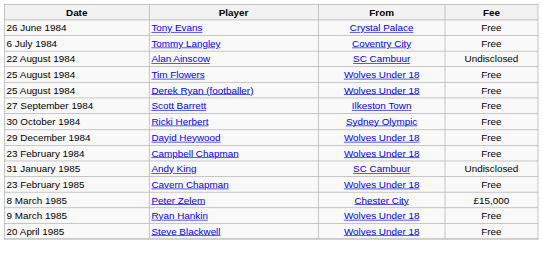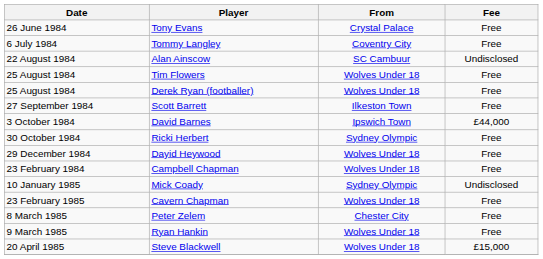+ row: (181, 122)
+ row: (177, 184)
- row: (174, 169)
(491, 200) £15,000 -> (491, 216) Free
(491, 231) Free -> (491, 247) £15,000
